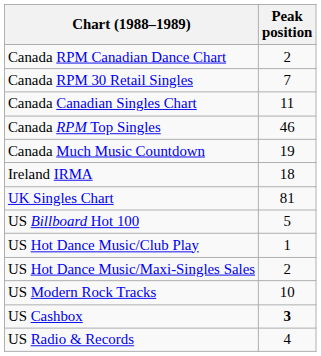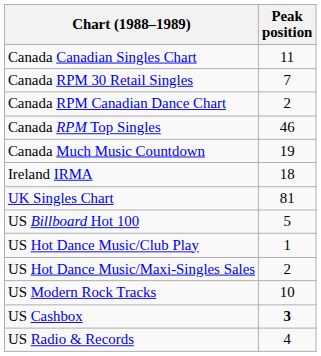rows swapped: (117, 56) <-> (102, 103)
